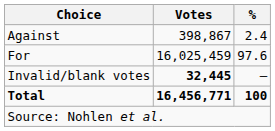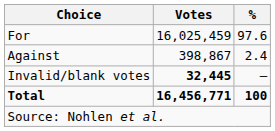rows swapped: (19, 55) <-> (34, 35)
